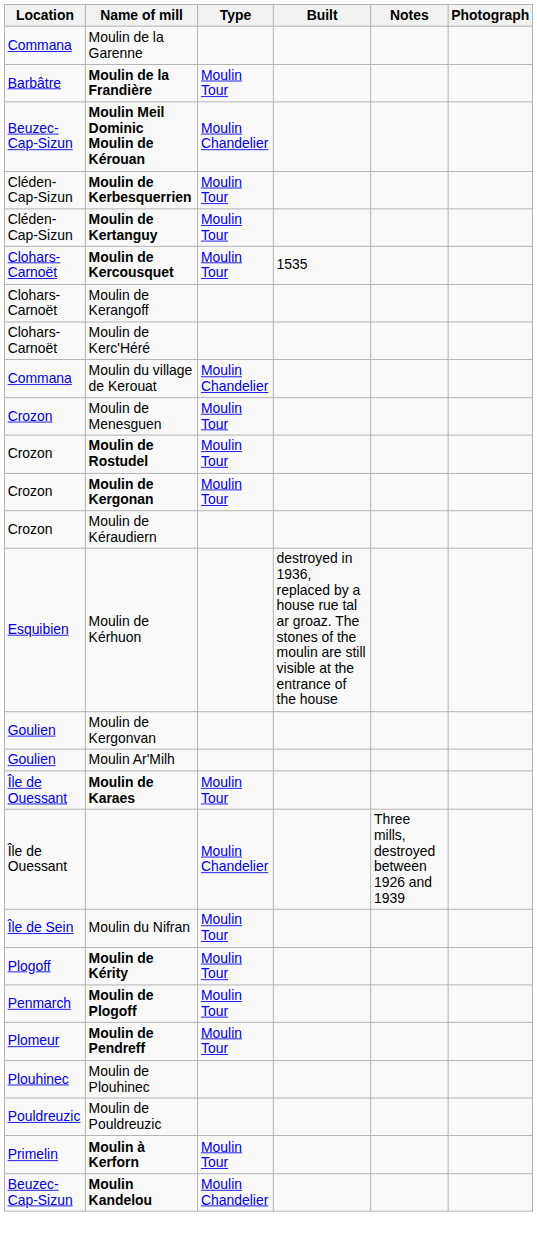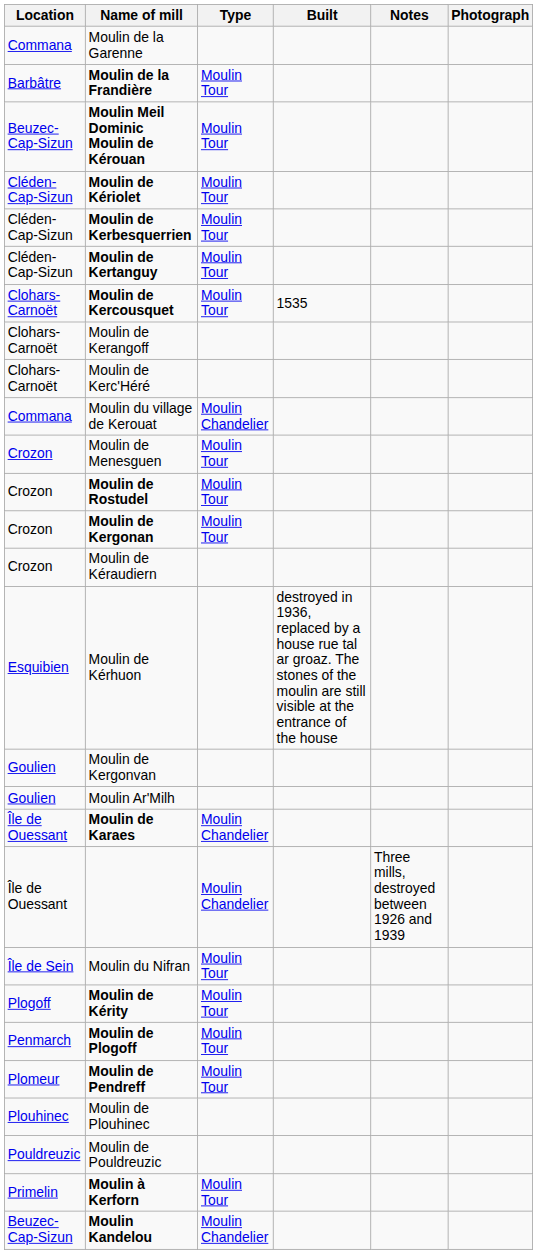(235, 136) Moulin Chandelier -> (221, 136) Moulin Tour
+ row: (121, 189)
(221, 790) Moulin Tour -> (235, 827) Moulin Chandelier
